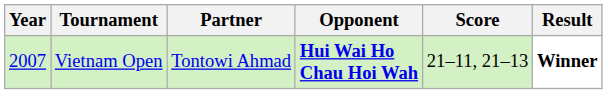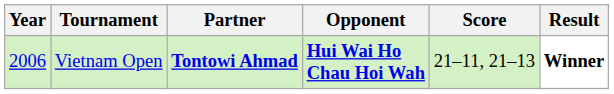(28, 61) 2007 -> (28, 61) 2006
(231, 61) normal -> (235, 61) bold
